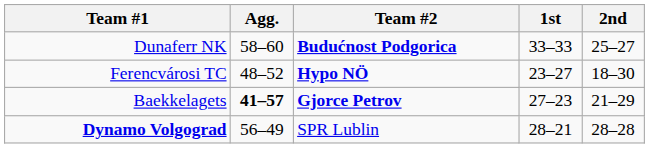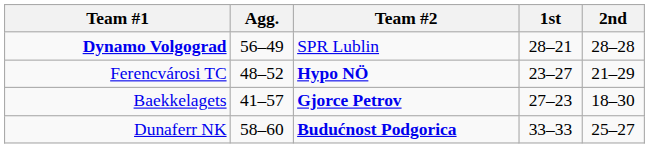rows swapped: (180, 45) <-> (155, 128)
(613, 73) 18–30 -> (613, 73) 21–29
(262, 101) bold -> (262, 101) normal
(613, 101) 21–29 -> (613, 101) 18–30
